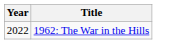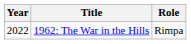+ column: (169, 13)
